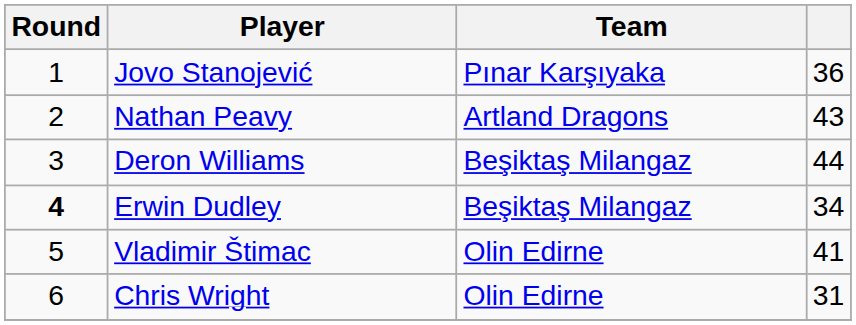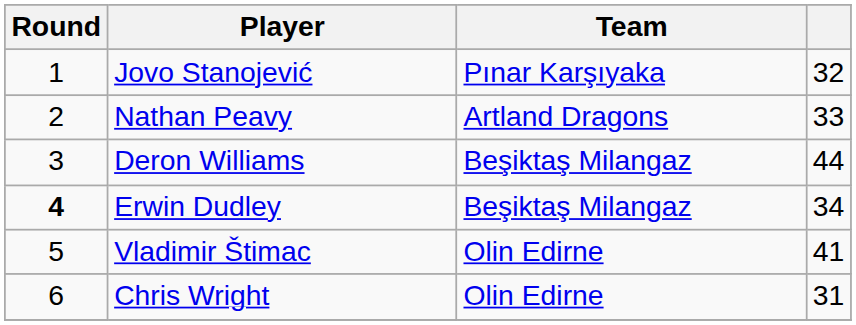(829, 71) 36 -> (829, 71) 32
(829, 116) 43 -> (829, 116) 33
